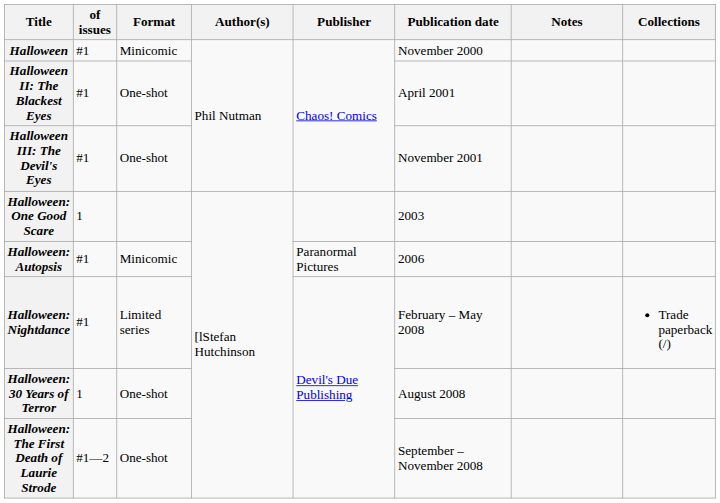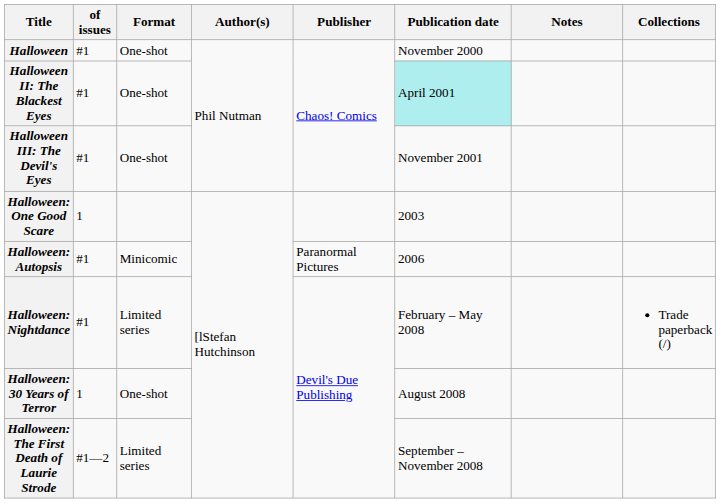(148, 50) Minicomic -> (144, 50) One-shot
(427, 93) no background -> (427, 93) paleturquoise background
(144, 458) One-shot -> (140, 458) Limited series
